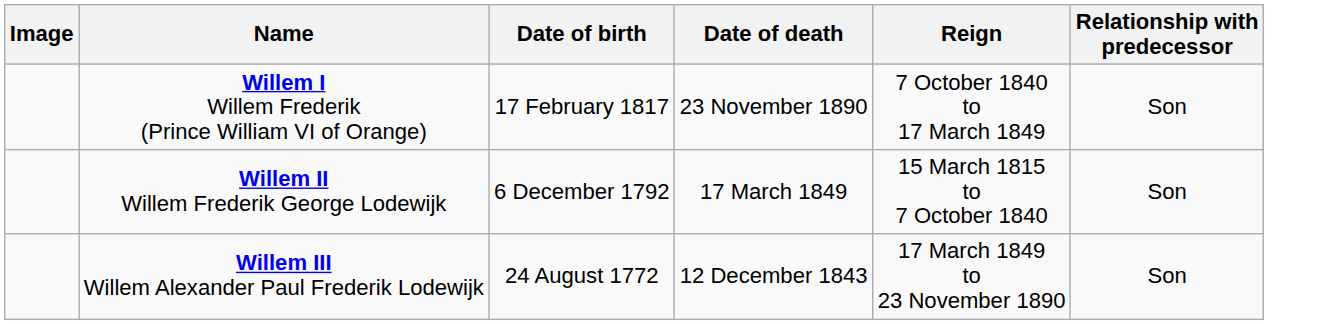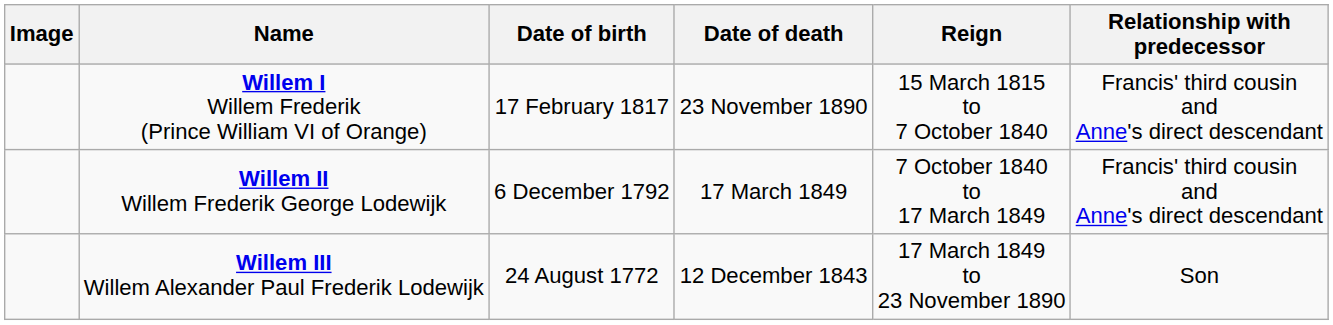(972, 106) 7 October 1840 to 17 March 1849 -> (972, 106) 15 March 1815 to 7 October 1840
(1167, 106) Son -> (1199, 106) Francis' third cousin and Anne's direct descendant
(972, 191) 15 March 1815 to 7 October 1840 -> (972, 191) 7 October 1840 to 17 March 1849
(1167, 191) Son -> (1199, 191) Francis' third cousin and Anne's direct descendant
